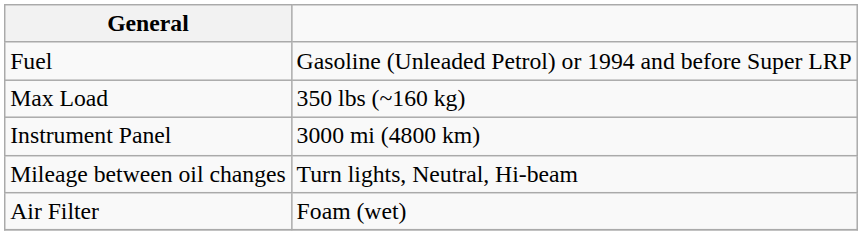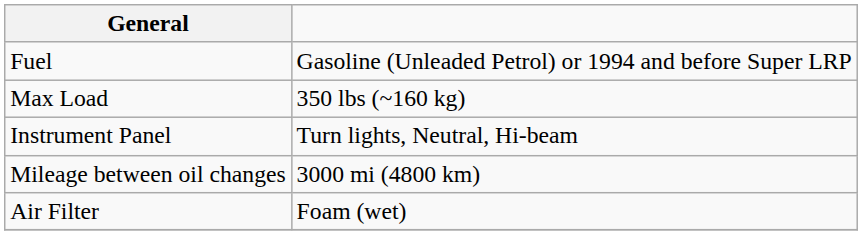(388, 135) 3000 mi (4800 km) -> (437, 135) Turn lights, Neutral, Hi-beam
(437, 173) Turn lights, Neutral, Hi-beam -> (388, 173) 3000 mi (4800 km)
